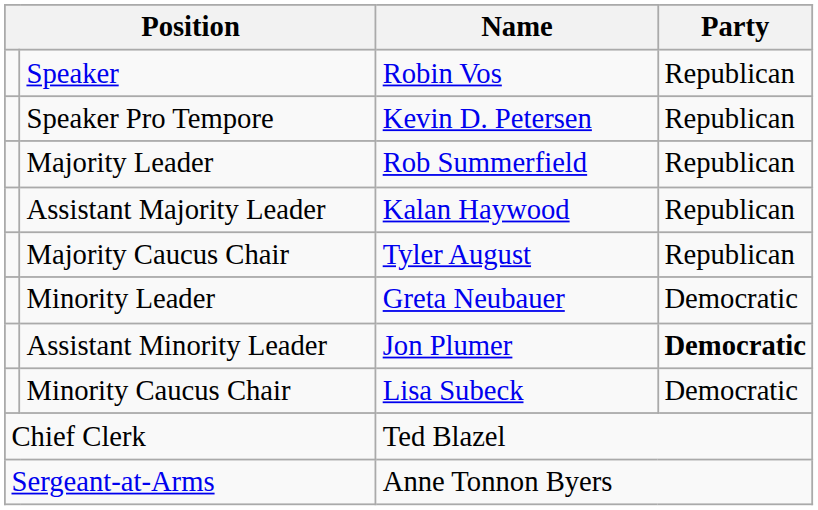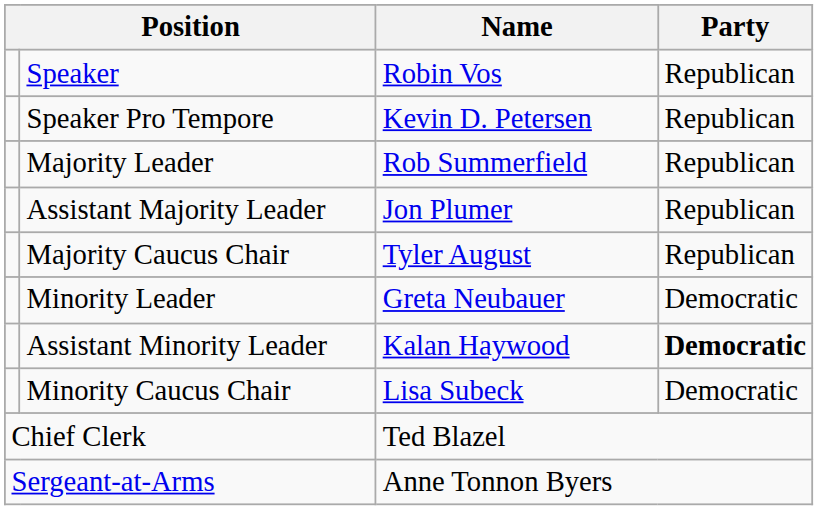(476, 208) Kalan Haywood -> (448, 208) Jon Plumer
(448, 345) Jon Plumer -> (476, 345) Kalan Haywood
